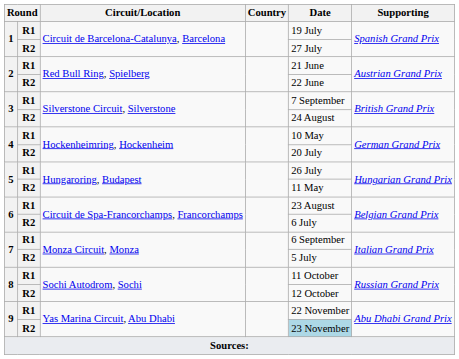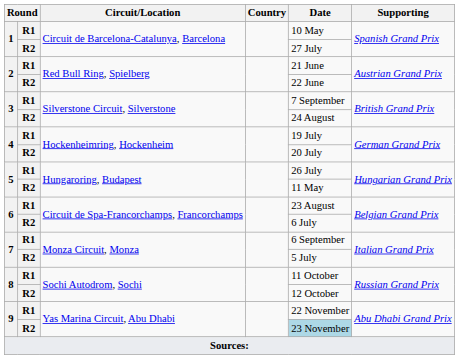(307, 30) 19 July -> (307, 30) 10 May
(307, 135) 10 May -> (307, 135) 19 July
